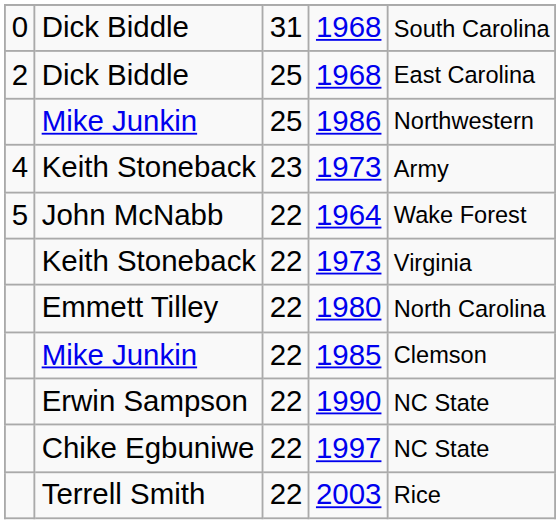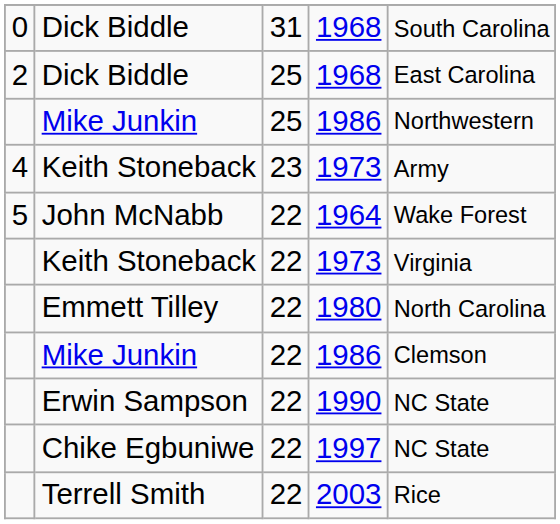(349, 354) 1985 -> (349, 354) 1986
